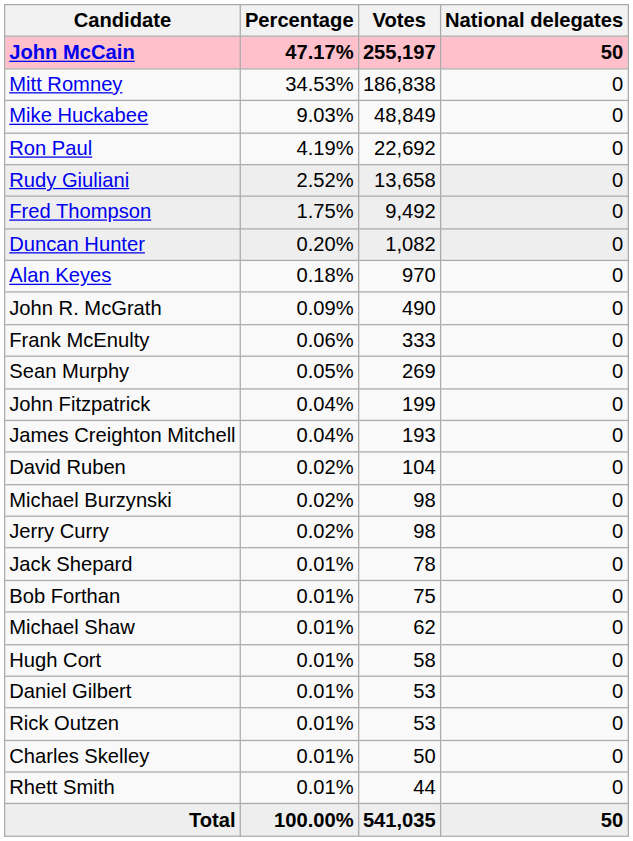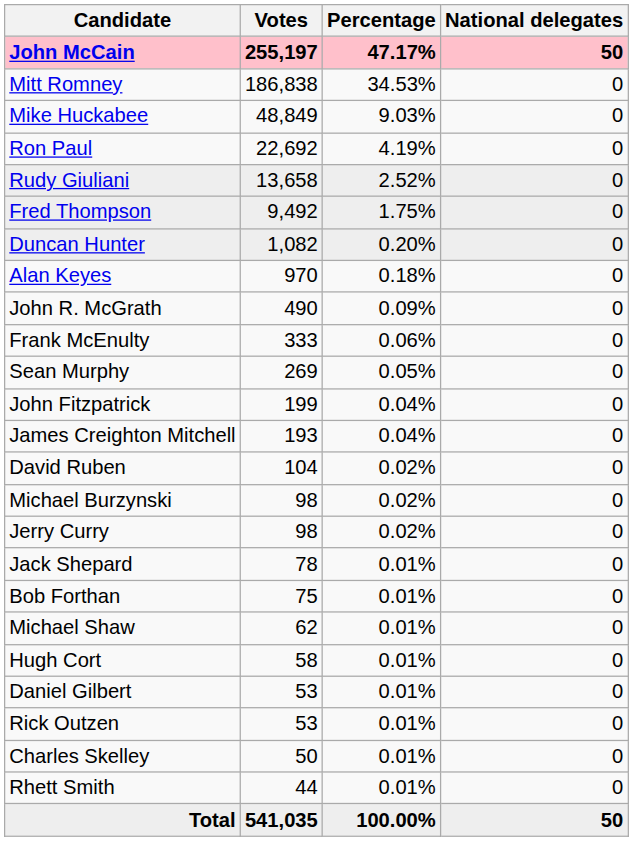columns swapped: (399, 20) <-> (299, 20)
